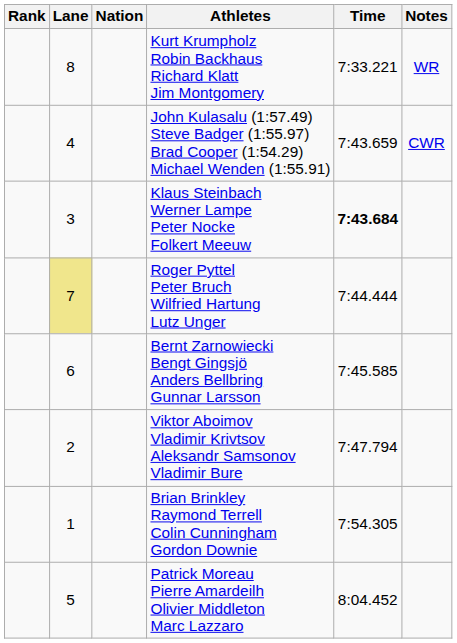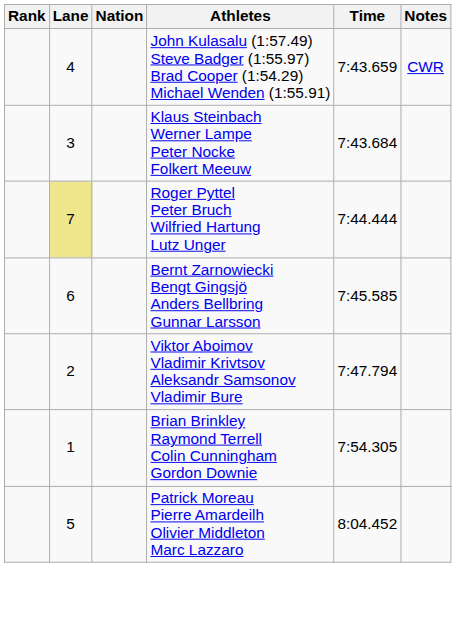- row: (207, 66)
(368, 219) bold -> (367, 143) normal
